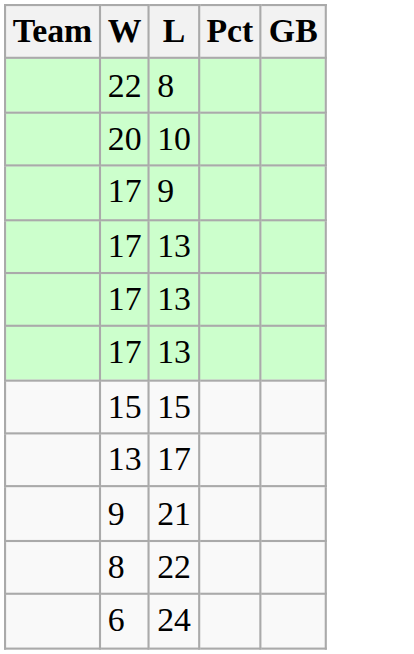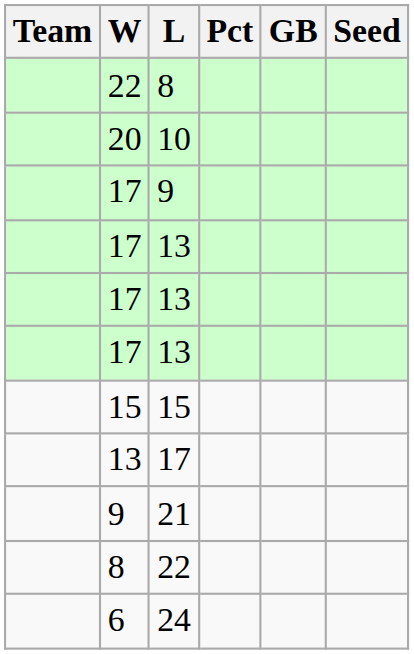+ column: (367, 31)
